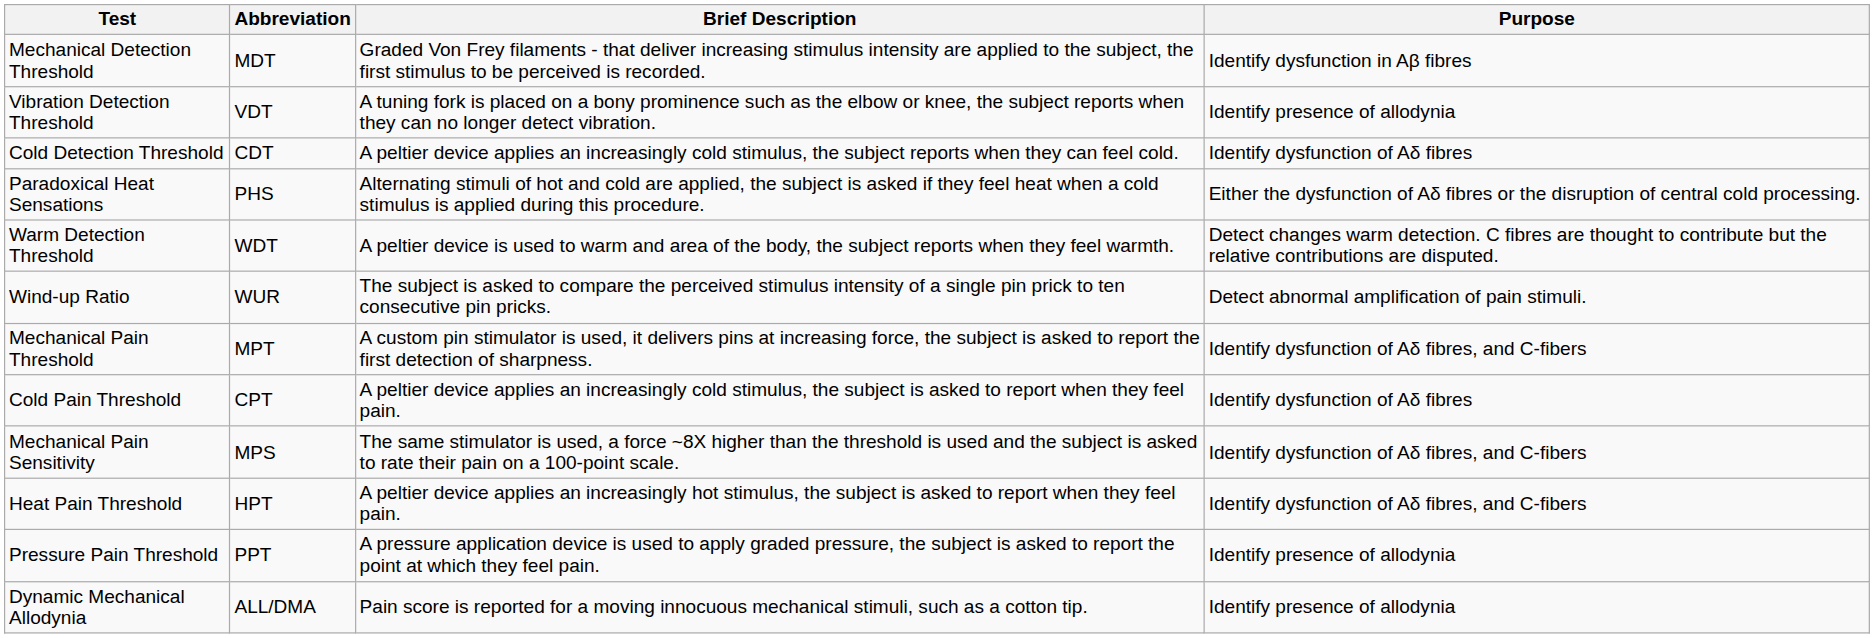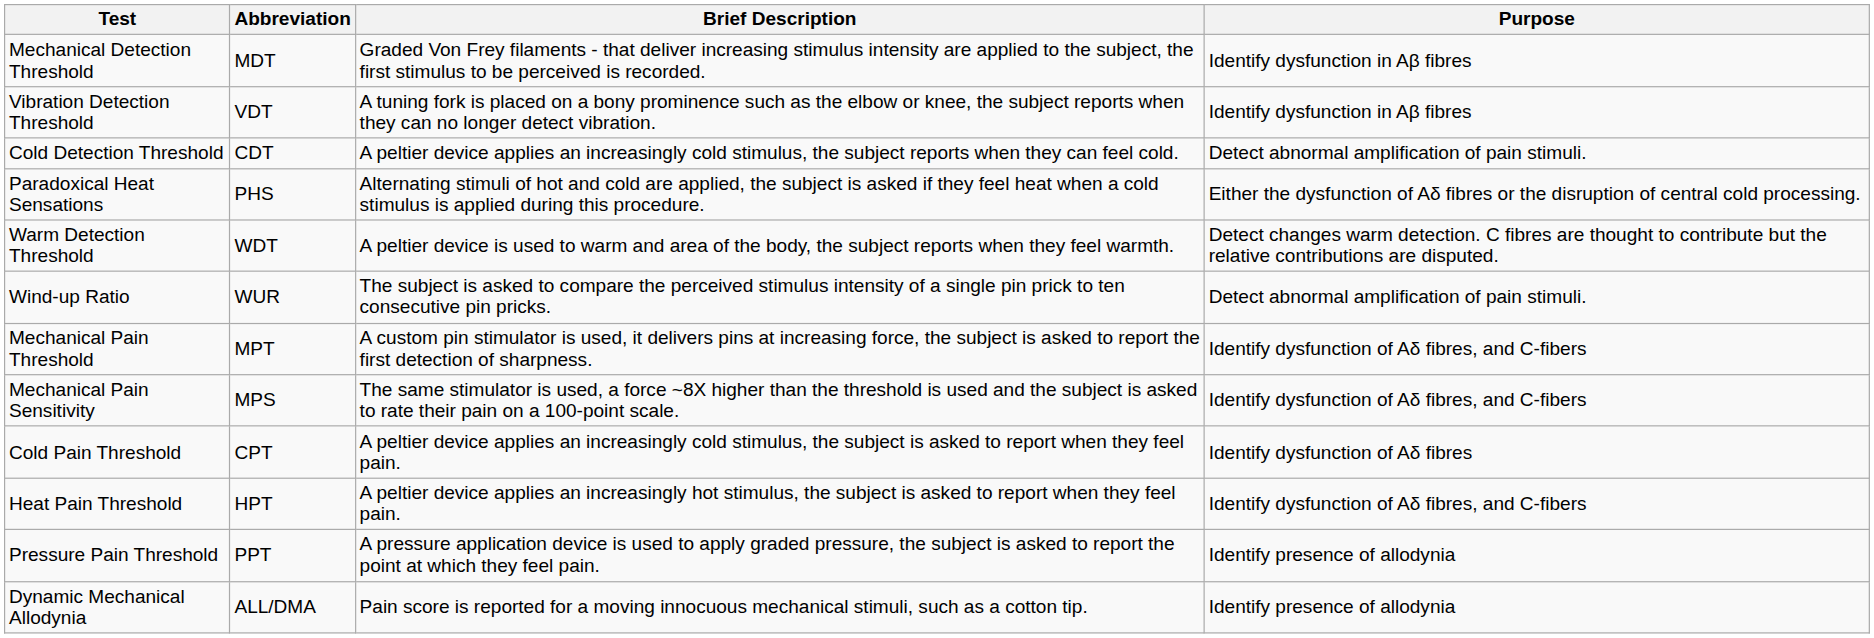(1332, 112) Identify presence of allodynia -> (1340, 112) Identify dysfunction in Aβ fibres
(1340, 153) Identify dysfunction of Aδ fibres -> (1398, 153) Detect abnormal amplification of pain stimuli.
rows swapped: (79, 452) <-> (95, 400)
